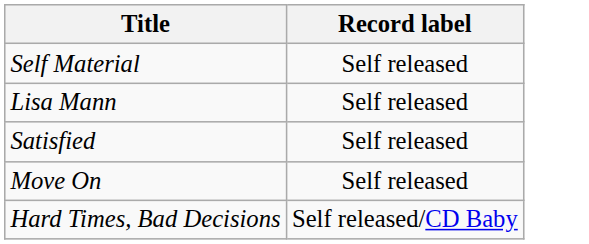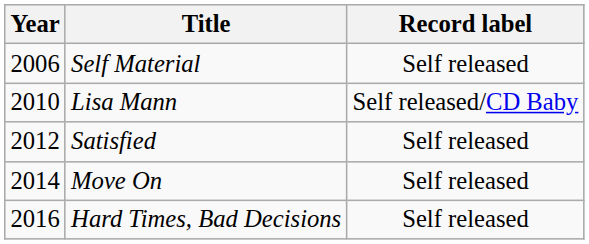+ column: (35, 24)
(405, 102) Self released -> (465, 102) Self released/CD Baby
(405, 219) Self released/CD Baby -> (465, 219) Self released
